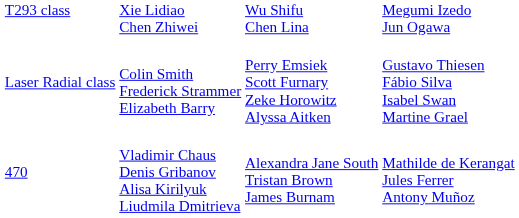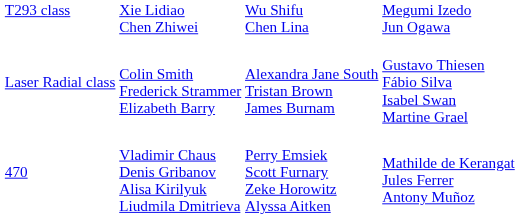(291, 91) Perry Emsiek Scott Furnary Zeke Horowitz Alyssa Aitken -> (312, 91) Alexandra Jane South Tristan Brown James Burnam
(312, 180) Alexandra Jane South Tristan Brown James Burnam -> (291, 180) Perry Emsiek Scott Furnary Zeke Horowitz Alyssa Aitken
